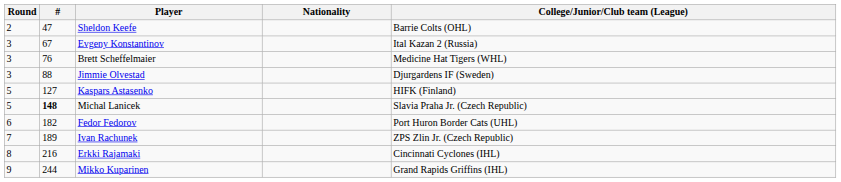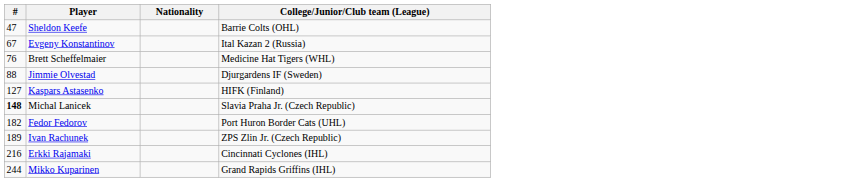- column: (22, 12)
